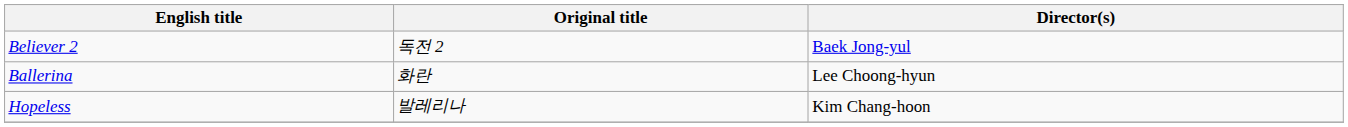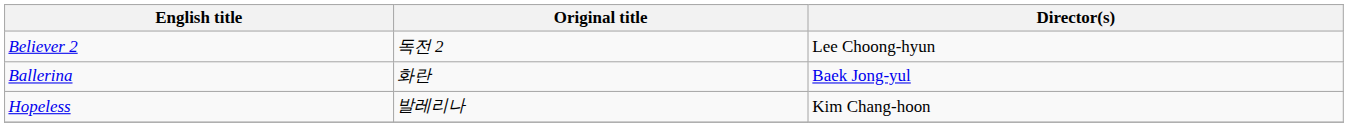(862, 46) Baek Jong-yul -> (874, 46) Lee Choong-hyun
(874, 76) Lee Choong-hyun -> (862, 76) Baek Jong-yul
